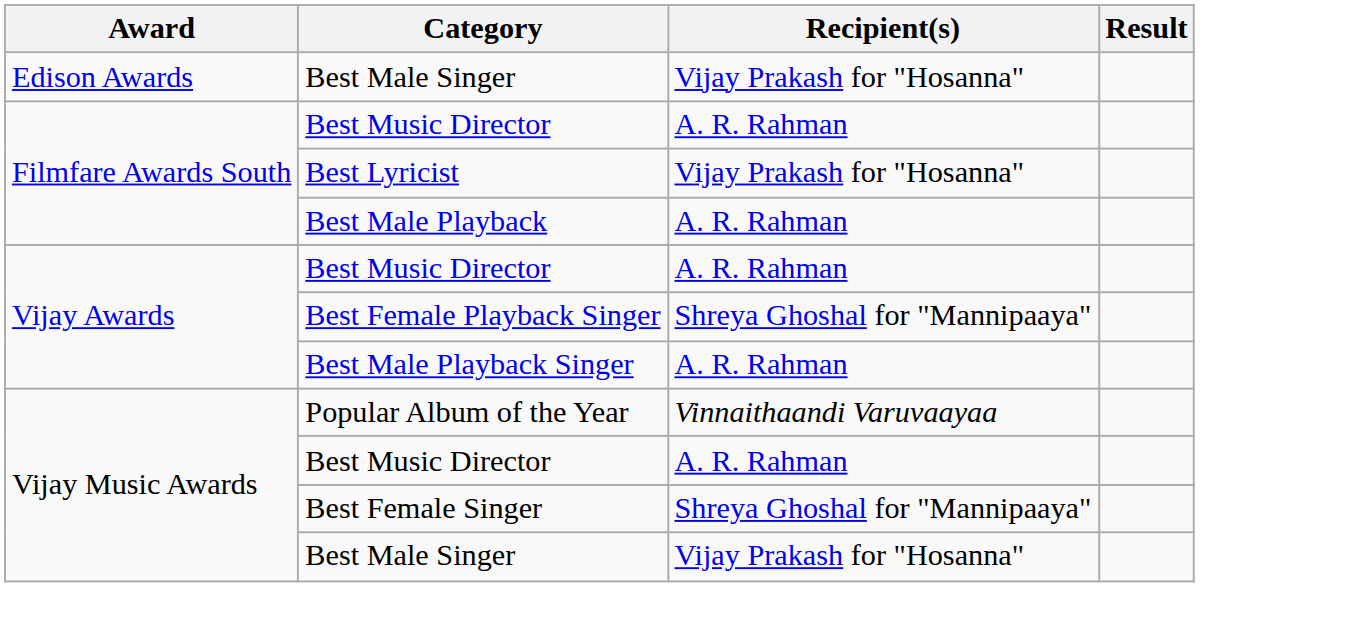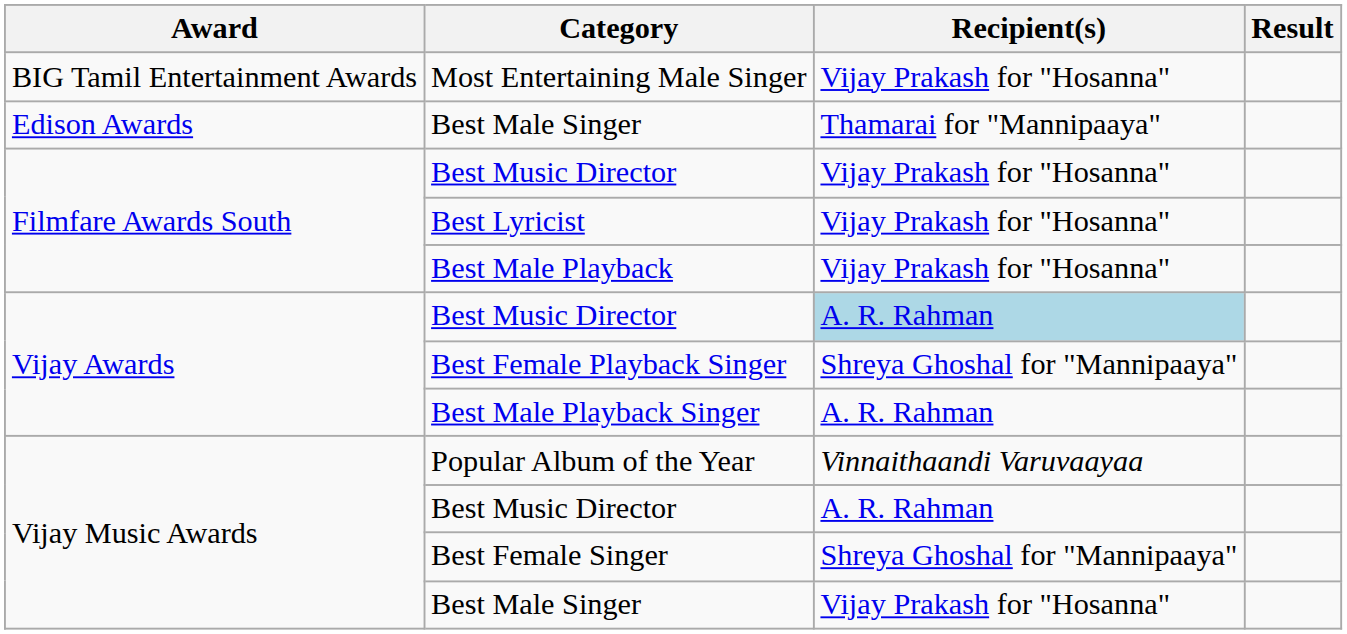+ row: (215, 76)
(849, 76) Vijay Prakash for "Hosanna" -> (991, 124) Thamarai for "Mannipaaya"
(761, 124) A. R. Rahman -> (995, 172) Vijay Prakash for "Hosanna"
(761, 220) A. R. Rahman -> (995, 268) Vijay Prakash for "Hosanna"
(761, 268) no background -> (907, 316) lightblue background
